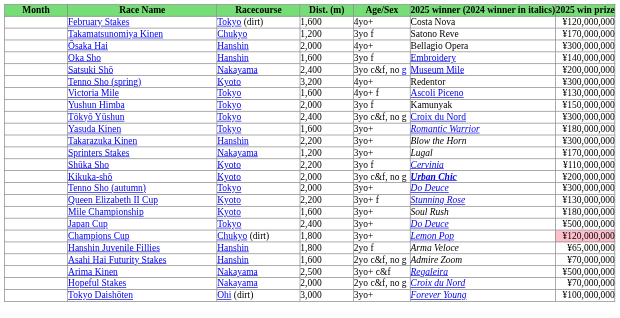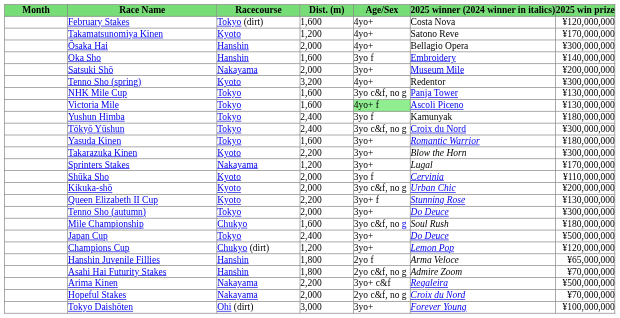(232, 34) Chukyo -> (229, 34) Kyoto
(364, 34) 3yo f -> (364, 34) 4yo+
(311, 69) 2,400 -> (311, 69) 2,000
(380, 69) 3yo c&f, no g -> (364, 69) 3yo+
+ row: (98, 93)
(366, 93) no background -> (366, 105) lightgreen background
(311, 105) 2,000 -> (311, 117) 2,400
(589, 105) ¥150,000,000 -> (589, 117) ¥180,000,000
(233, 141) Hanshin -> (229, 152) Kyoto
(311, 164) 2,200 -> (311, 176) 2,000
(434, 176) bold -> (433, 188) normal
rows swapped: (107, 188) <-> (113, 200)
(229, 212) Kyoto -> (232, 224) Chukyo
(364, 212) 3yo+ -> (380, 224) 3yo c&f, no g
(311, 236) 1,800 -> (311, 248) 1,200
(589, 236) pink background -> (589, 248) no background
(311, 259) 1,600 -> (311, 271) 1,800
(311, 271) 2,500 -> (311, 283) 2,200
